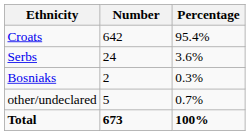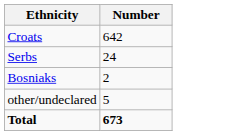- column: (209, 15)
